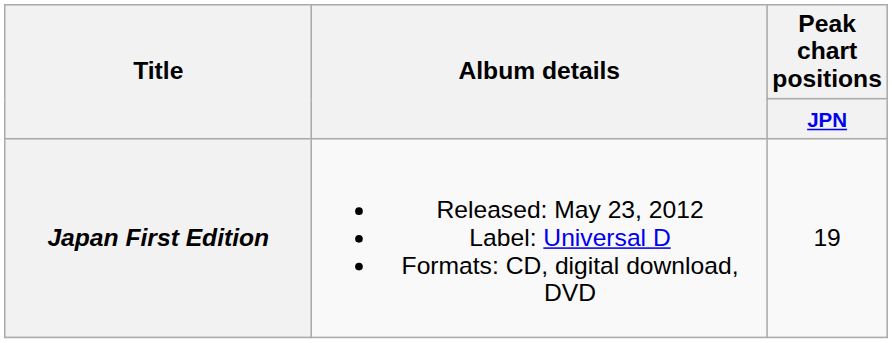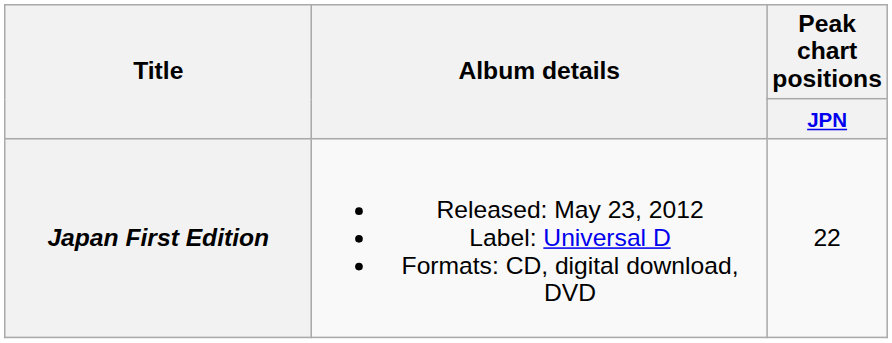(827, 237) 19 -> (827, 237) 22
